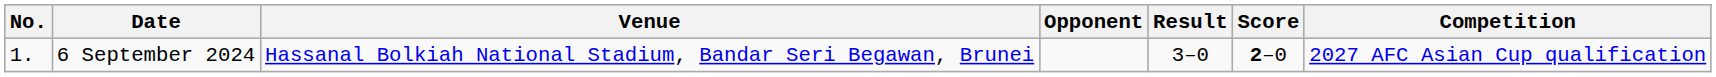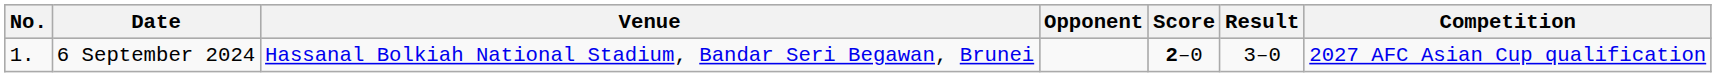columns swapped: (1268, 22) <-> (1190, 22)
